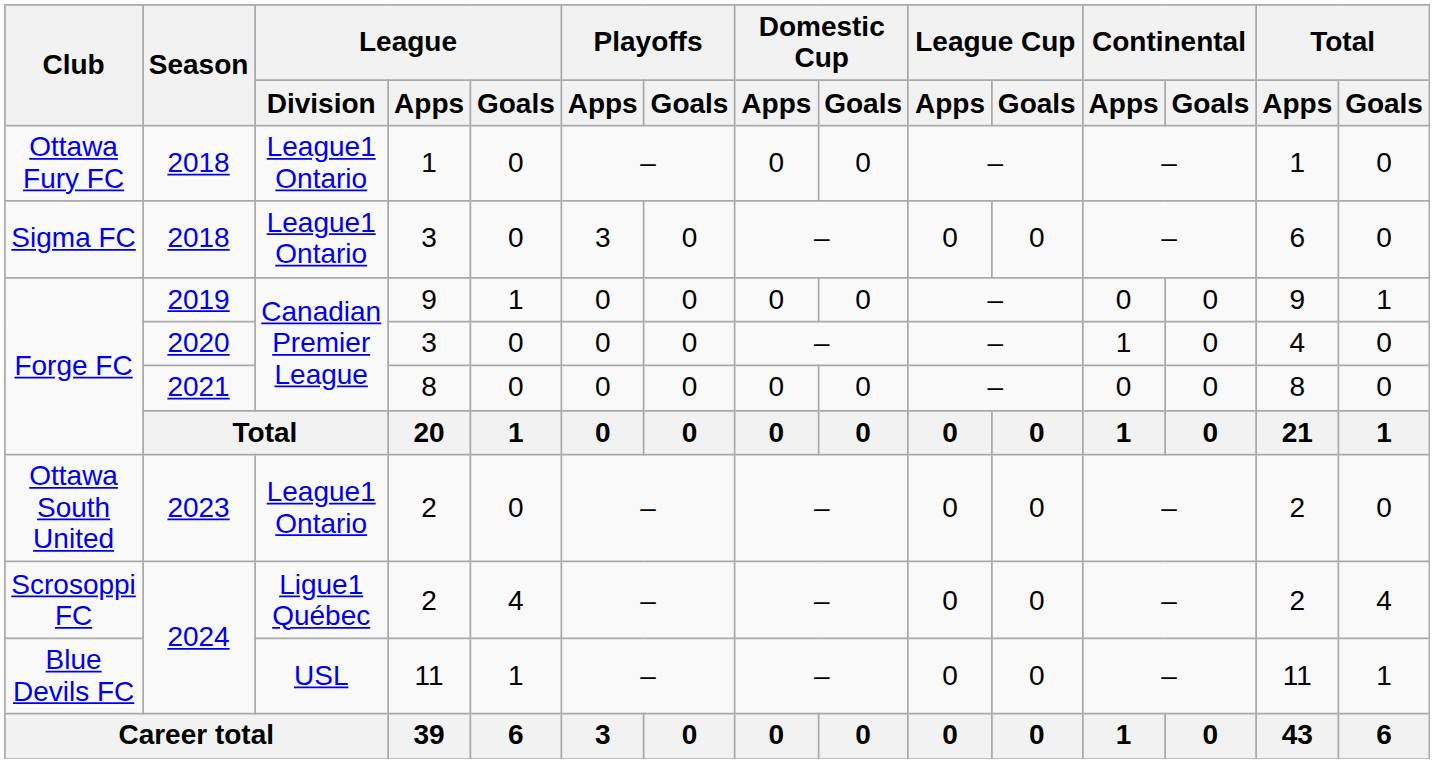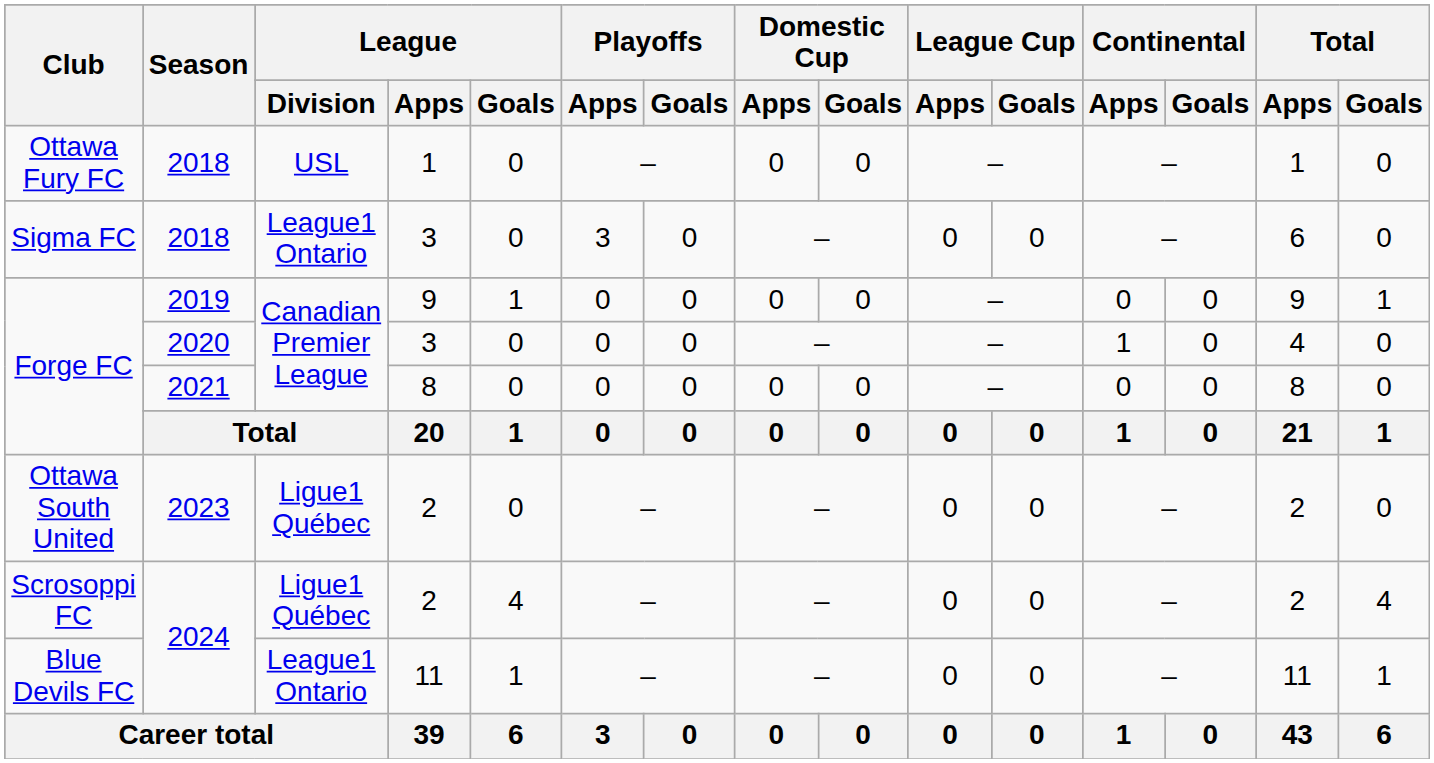(321, 162) League1 Ontario -> (321, 162) USL
(321, 507) League1 Ontario -> (321, 507) Ligue1 Québec
(321, 675) USL -> (321, 675) League1 Ontario
